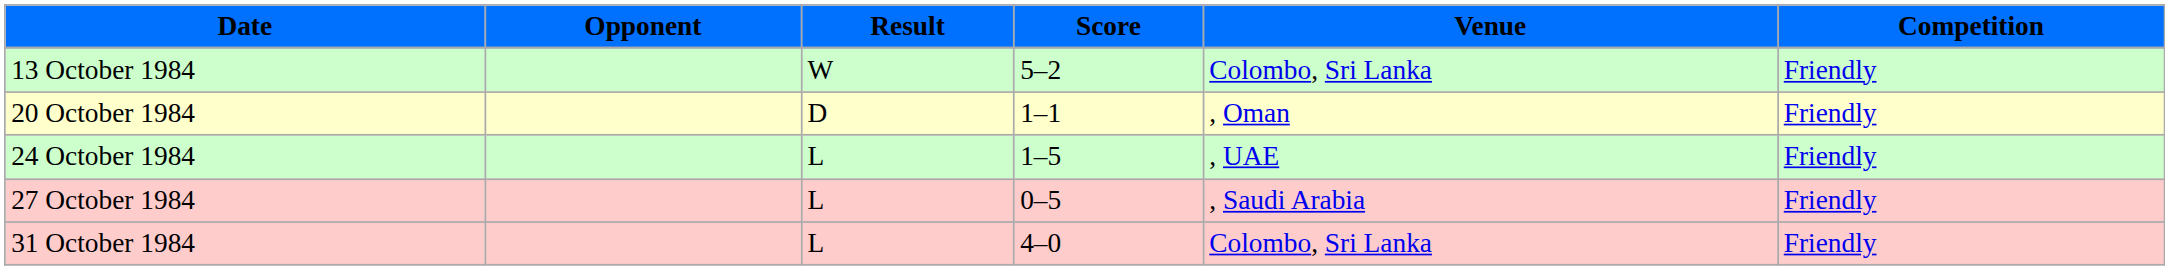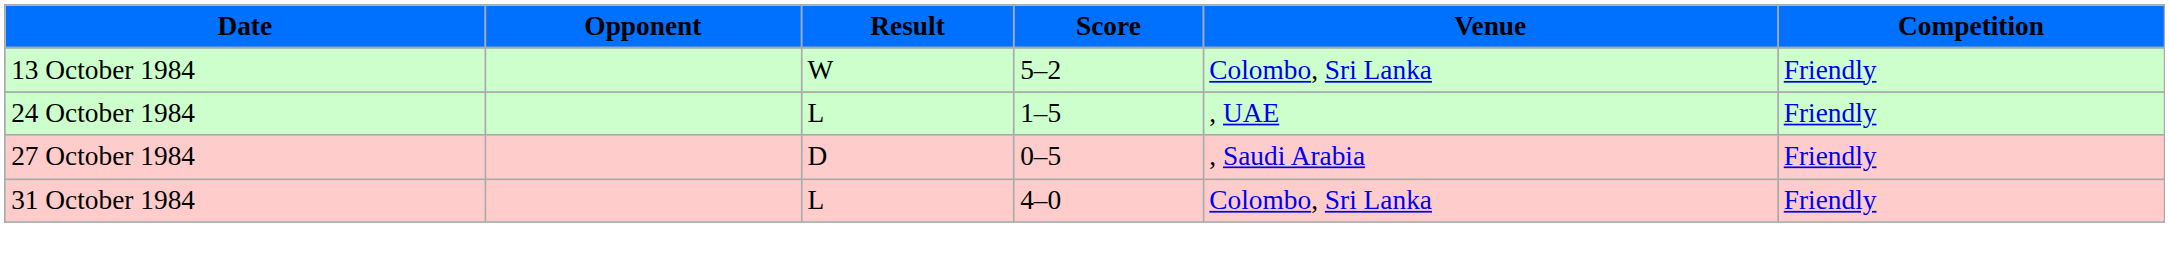- row: (103, 112)
(816, 199) L -> (817, 156) D
